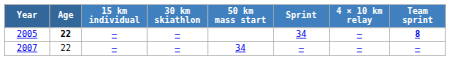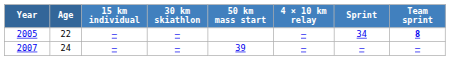columns swapped: (301, 16) <-> (359, 16)
(66, 35) bold -> (66, 35) normal
(66, 49) 22 -> (66, 49) 24
(240, 49) 34 -> (240, 49) 39
